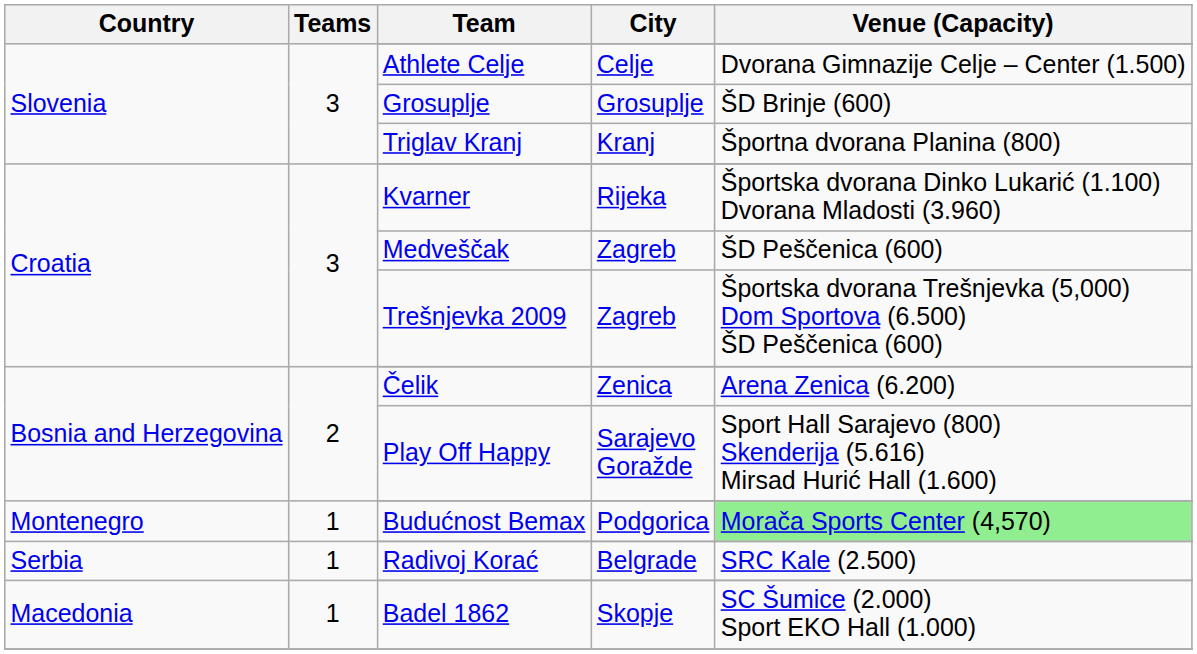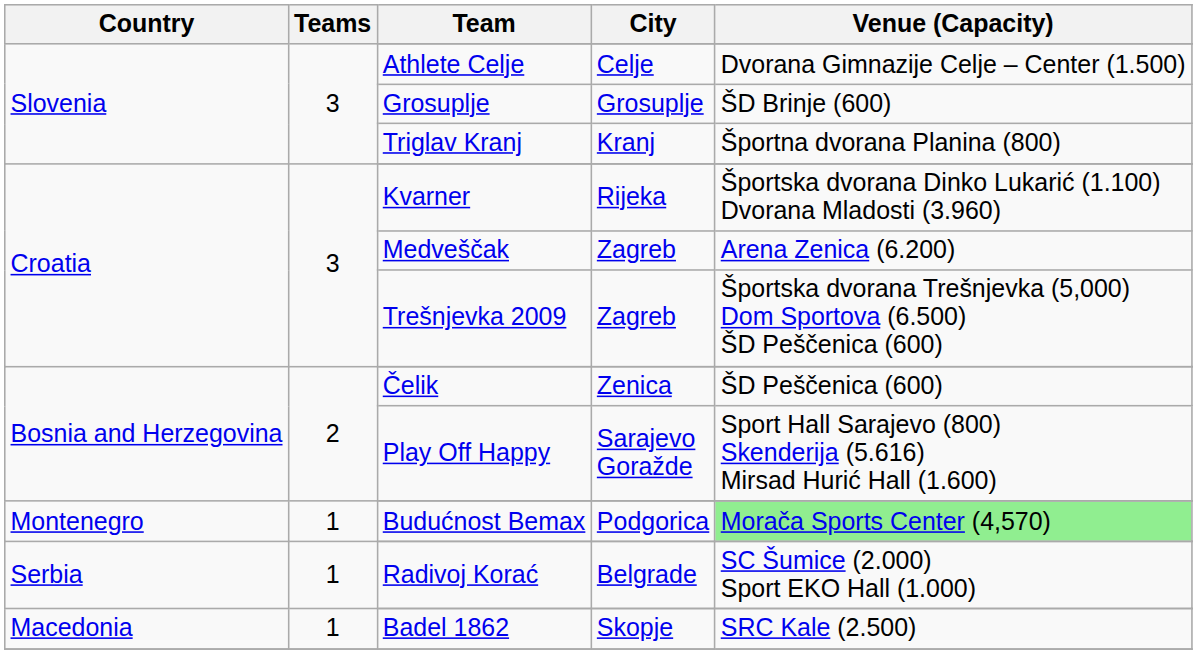(832, 250) ŠD Peščenica (600) -> (838, 250) Arena Zenica (6.200)
(838, 385) Arena Zenica (6.200) -> (832, 385) ŠD Peščenica (600)
(819, 560) SRC Kale (2.500) -> (848, 574) SC Šumice (2.000) Sport EKO Hall (1.000)
(848, 614) SC Šumice (2.000) Sport EKO Hall (1.000) -> (819, 628) SRC Kale (2.500)
